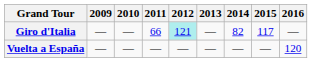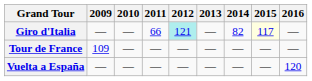(265, 31) no background -> (265, 31) lightyellow background
+ row: (46, 48)
